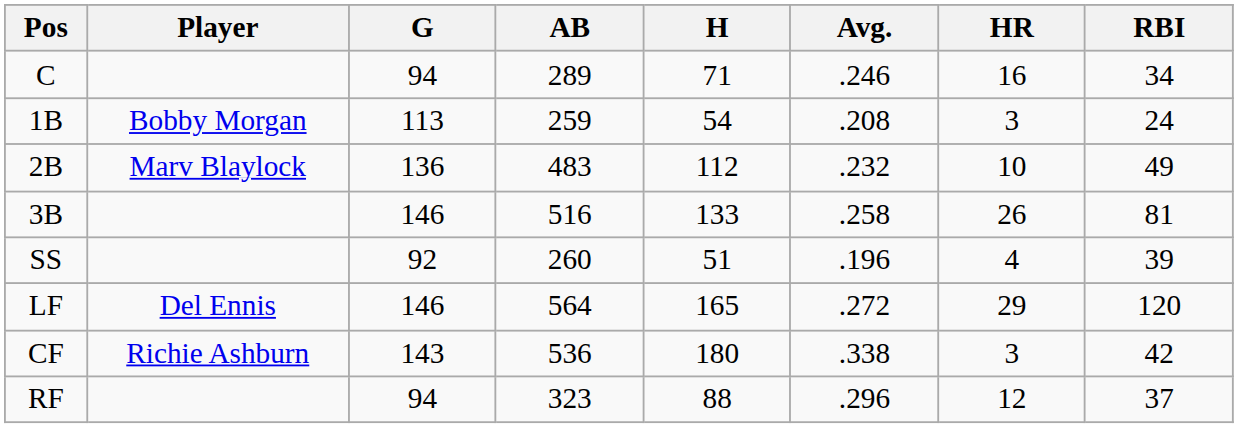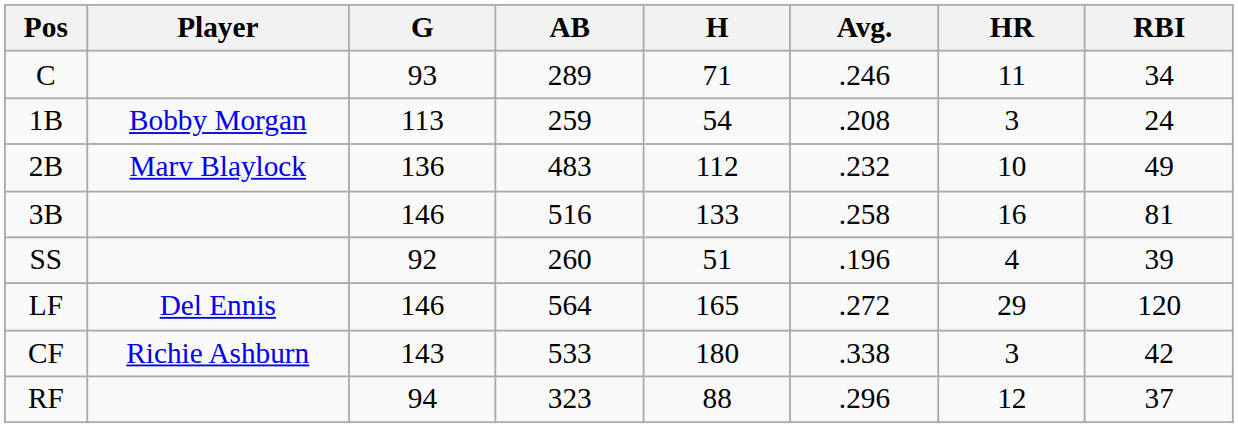(422, 74) 94 -> (422, 74) 93
(1012, 74) 16 -> (1012, 74) 11
(1012, 213) 26 -> (1012, 213) 16
(570, 352) 536 -> (570, 352) 533
